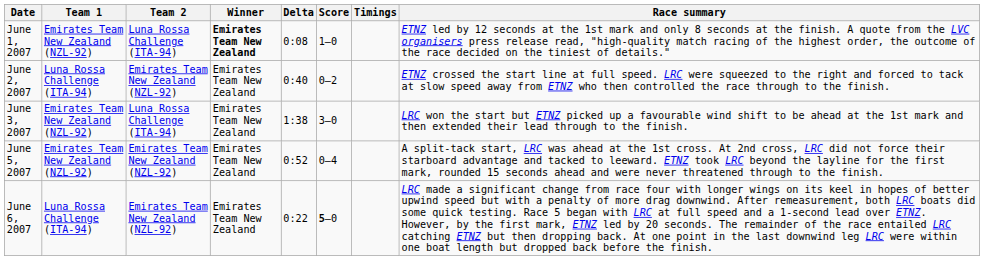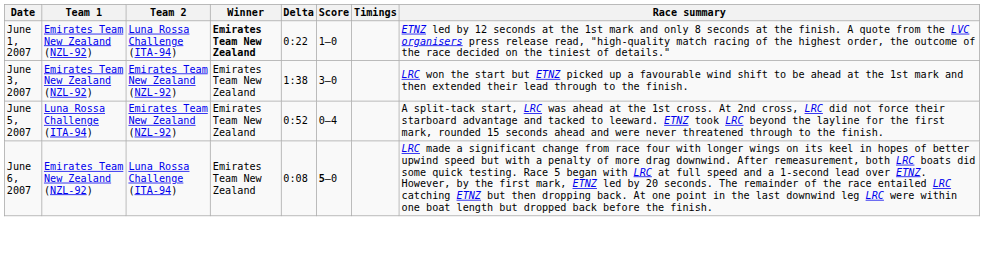(296, 41) 0:08 -> (296, 41) 0:22
- row: (19, 81)
(159, 121) Luna Rossa Challenge (ITA-94) -> (168, 81) Emirates Team New Zealand (NZL-92)
(84, 161) Emirates Team New Zealand (NZL-92) -> (74, 121) Luna Rossa Challenge (ITA-94)
(74, 218) Luna Rossa Challenge (ITA-94) -> (84, 178) Emirates Team New Zealand (NZL-92)
(168, 218) Emirates Team New Zealand (NZL-92) -> (159, 178) Luna Rossa Challenge (ITA-94)
(296, 218) 0:22 -> (296, 178) 0:08
